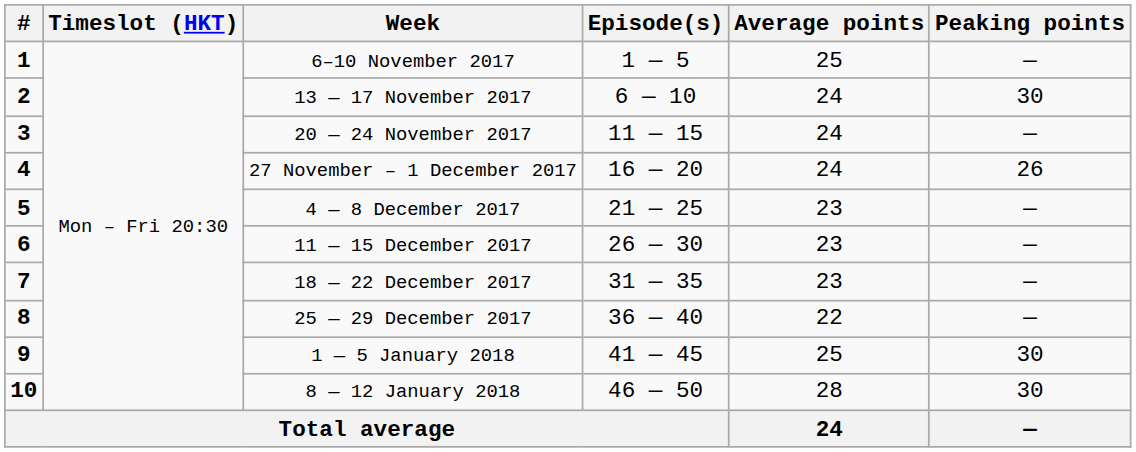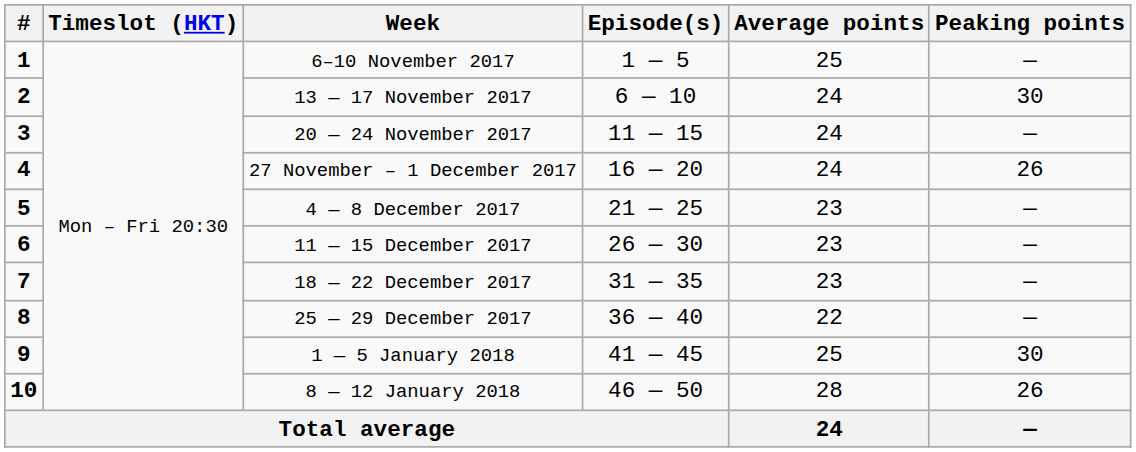(1030, 392) 30 -> (1030, 392) 26
